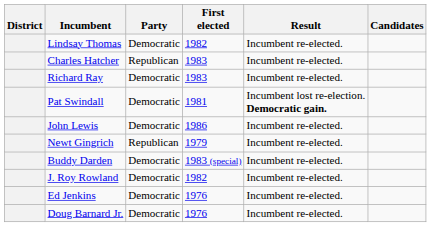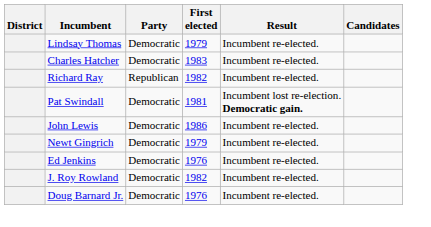(196, 43) 1982 -> (196, 43) 1979
(154, 60) Republican -> (154, 60) Democratic
(154, 78) Democratic -> (154, 78) Republican
(196, 78) 1983 -> (196, 78) 1982
(154, 143) Republican -> (154, 143) Democratic
- row: (80, 160)
rows swapped: (83, 178) <-> (72, 195)
